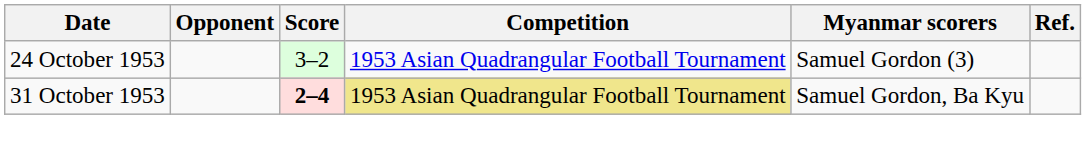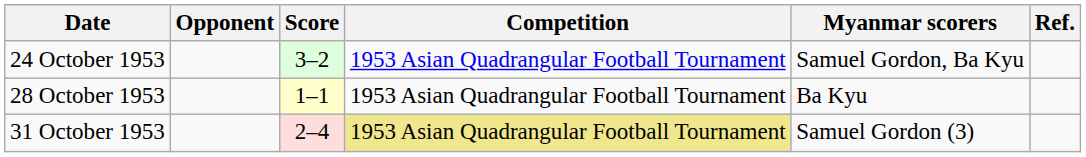(885, 59) Samuel Gordon (3) -> (910, 59) Samuel Gordon, Ba Kyu
+ row: (87, 95)
(312, 95) bold -> (312, 132) normal
(910, 95) Samuel Gordon, Ba Kyu -> (885, 132) Samuel Gordon (3)
